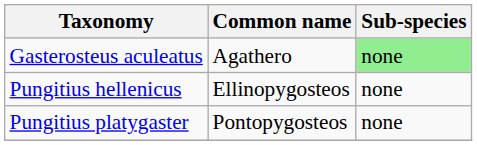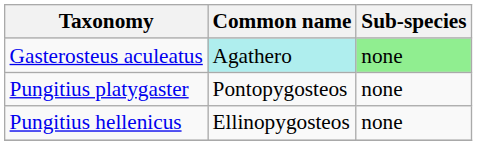(252, 55) no background -> (252, 55) paleturquoise background
rows swapped: (99, 122) <-> (96, 88)
